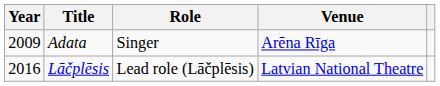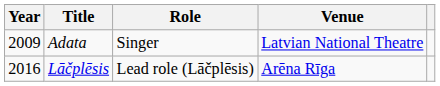(298, 42) Arēna Rīga -> (342, 42) Latvian National Theatre
(342, 68) Latvian National Theatre -> (298, 68) Arēna Rīga
